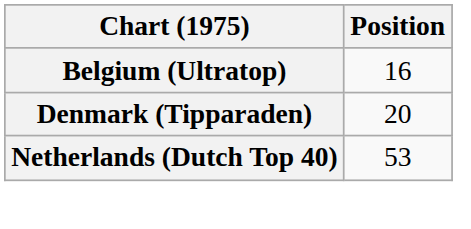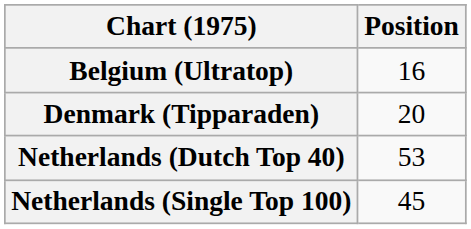+ row: (181, 200)
